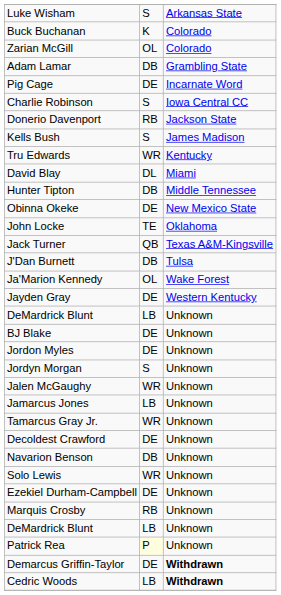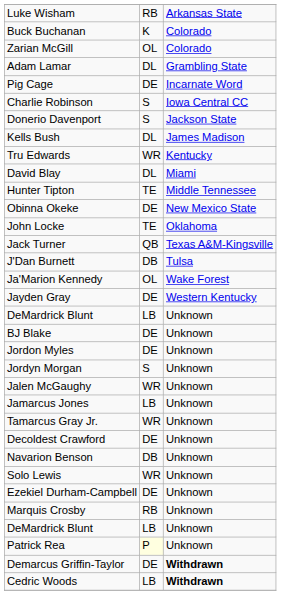(146, 13) S -> (150, 13) RB
(150, 66) DB -> (149, 66) DL
(150, 119) RB -> (146, 119) S
(146, 137) S -> (149, 137) DL
(150, 191) DB -> (149, 191) TE
